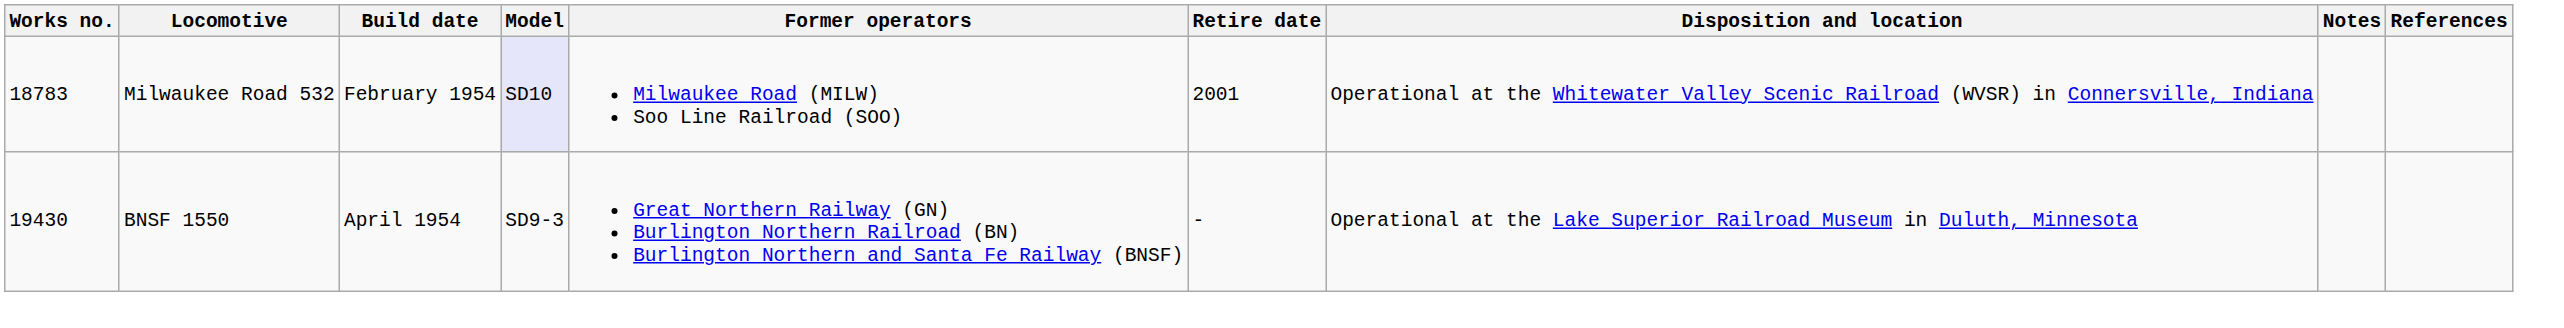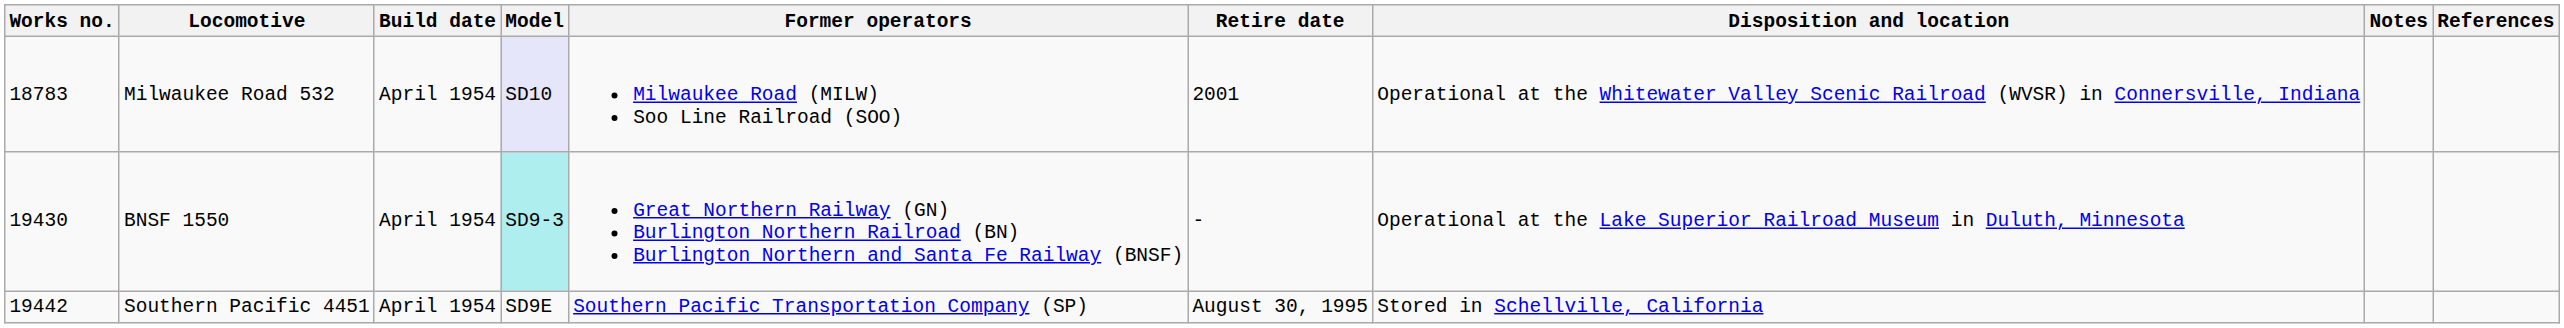(420, 94) February 1954 -> (438, 94) April 1954
(535, 221) no background -> (535, 221) paleturquoise background
+ row: (247, 306)
